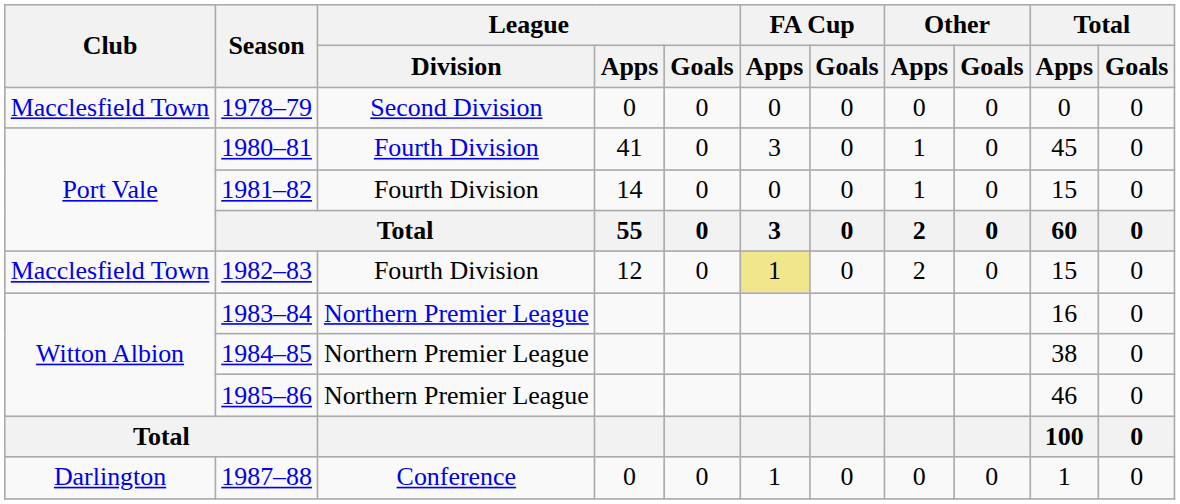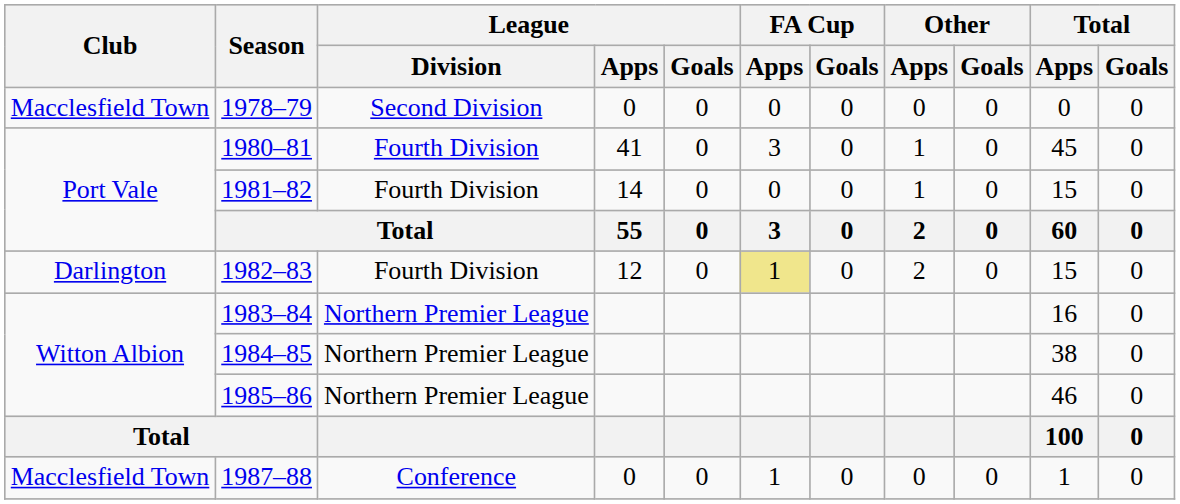(110, 271) Macclesfield Town -> (110, 271) Darlington
(110, 477) Darlington -> (110, 477) Macclesfield Town
